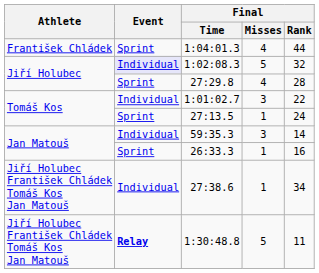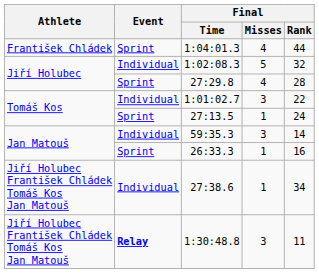(148, 65) lavender background -> (148, 65) no background
(263, 241) 5 -> (263, 241) 3
